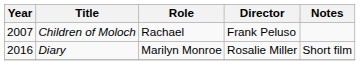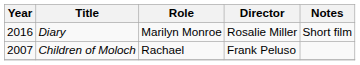rows swapped: (87, 32) <-> (52, 50)
